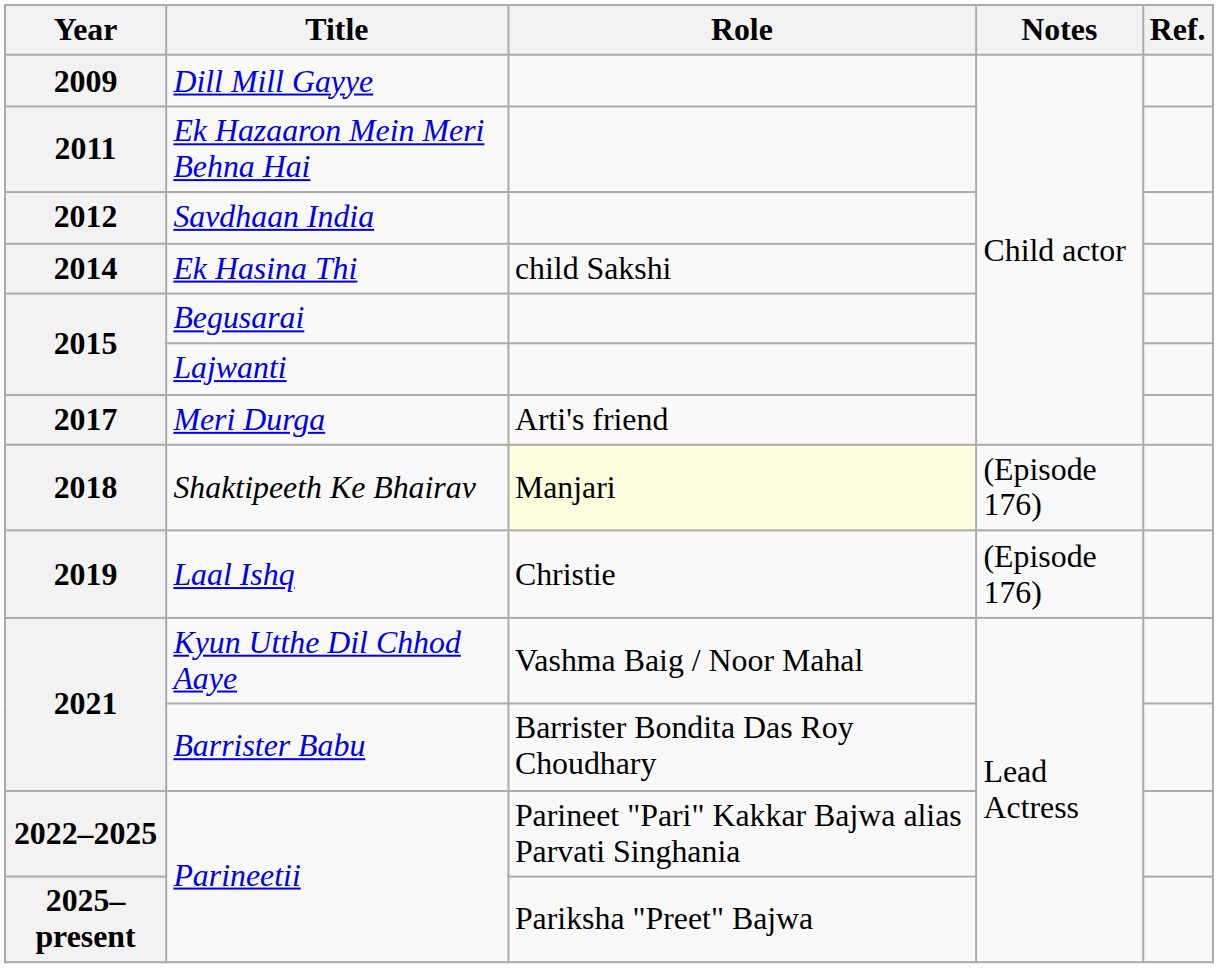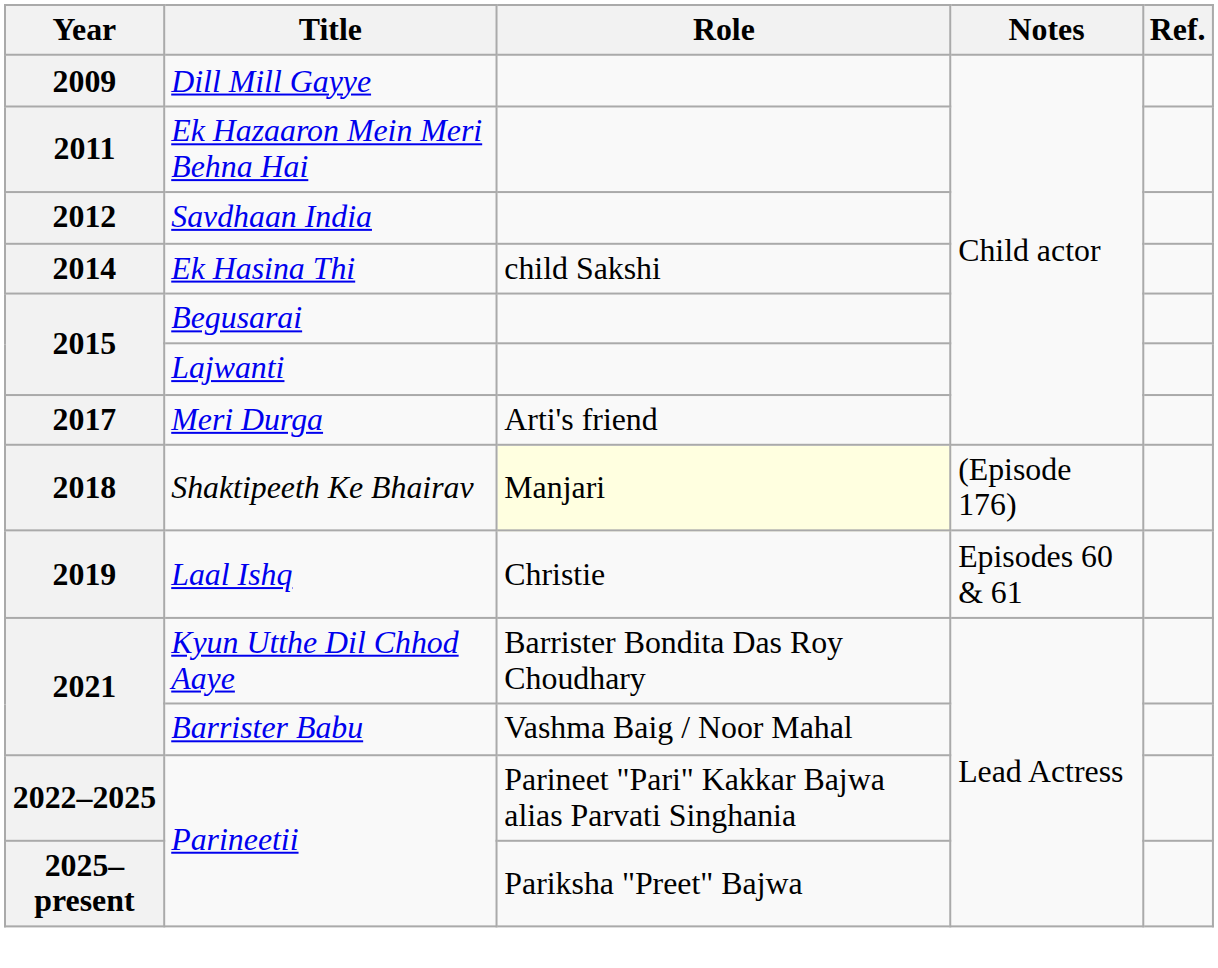(1040, 573) (Episode 176) -> (1036, 573) Episodes 60 & 61
(689, 660) Vashma Baig / Noor Mahal -> (674, 660) Barrister Bondita Das Roy Choudhary
(684, 746) Barrister Bondita Das Roy Choudhary -> (679, 728) Vashma Baig / Noor Mahal
